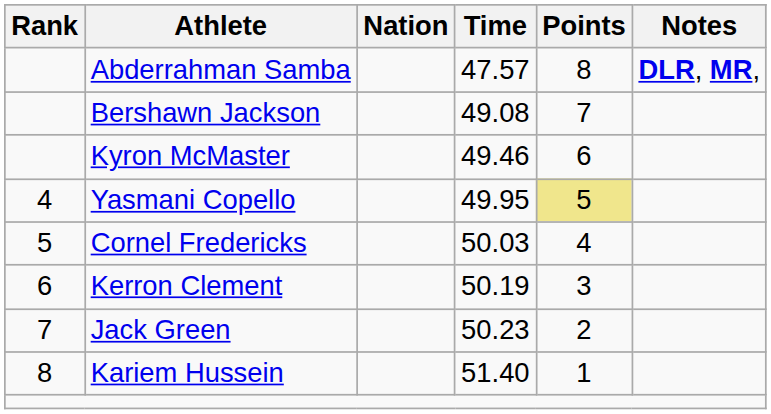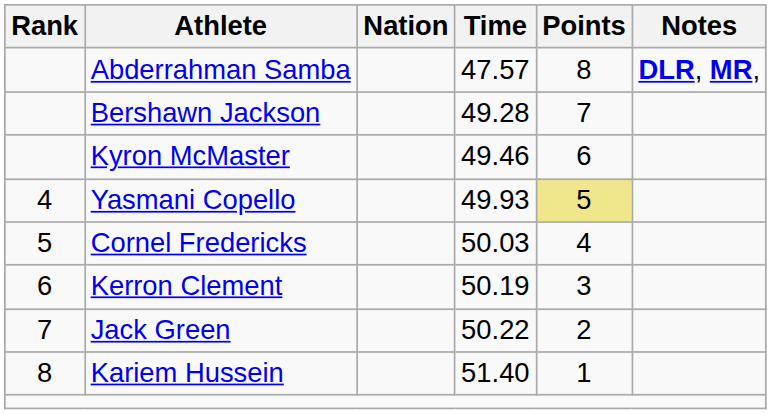(495, 112) 49.08 -> (495, 112) 49.28
(495, 199) 49.95 -> (495, 199) 49.93
(495, 329) 50.23 -> (495, 329) 50.22
